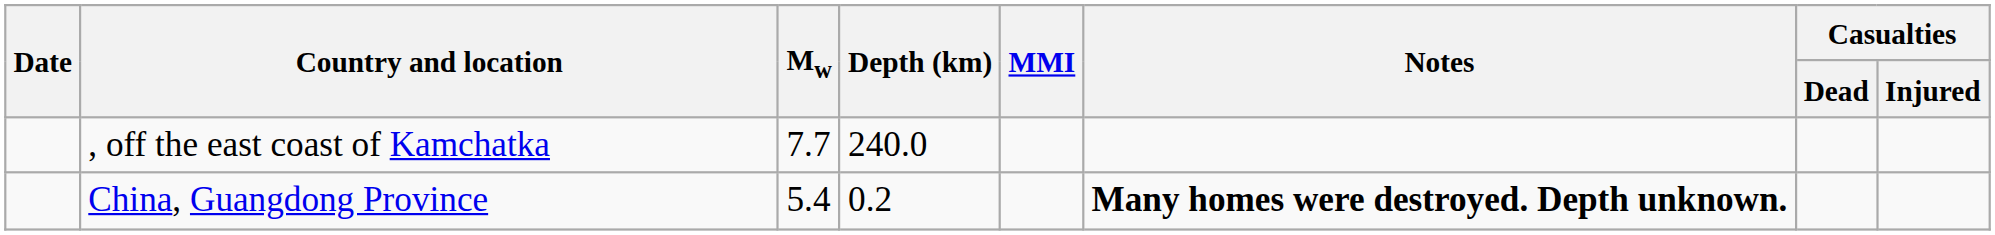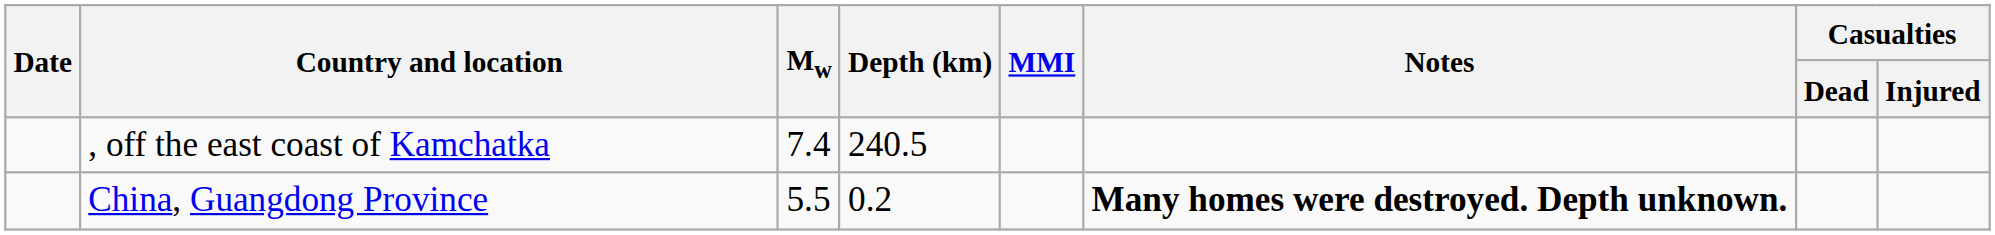(809, 144) 7.7 -> (809, 144) 7.4
(888, 144) 240.0 -> (888, 144) 240.5
(809, 199) 5.4 -> (809, 199) 5.5
